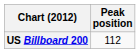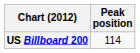(113, 40) 112 -> (113, 40) 114
